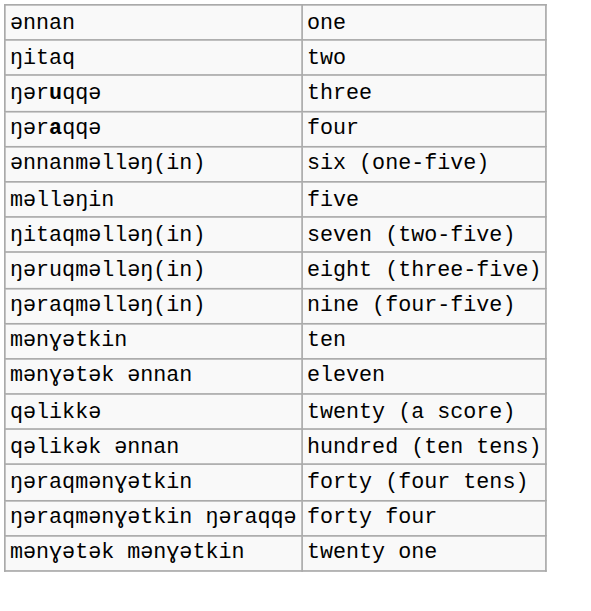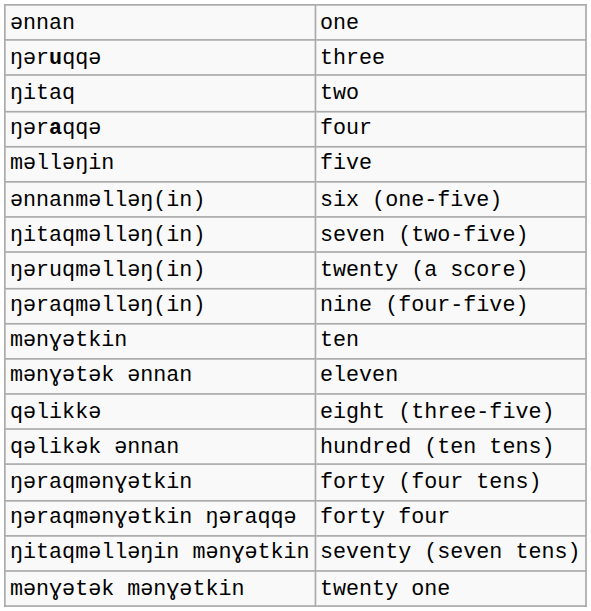rows swapped: (43, 58) <-> (56, 93)
rows swapped: (62, 199) <-> (108, 164)
(424, 270) eight (three-five) -> (424, 270) twenty (a score)
(411, 412) twenty (a score) -> (437, 412) eight (three-five)
+ row: (160, 553)
